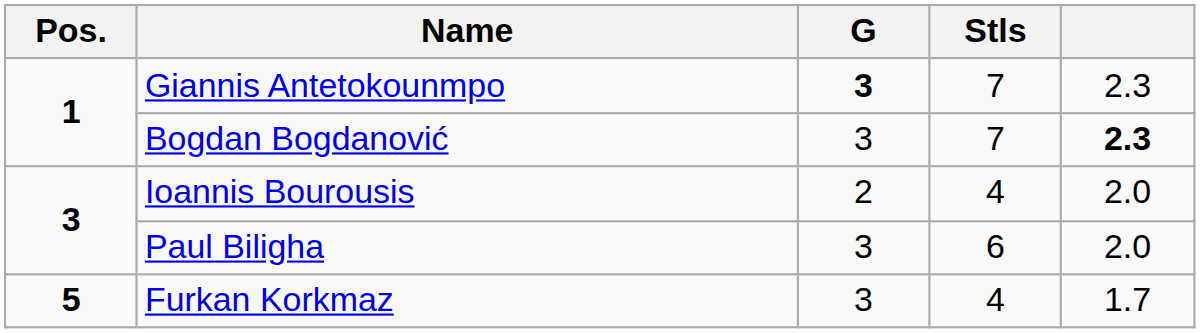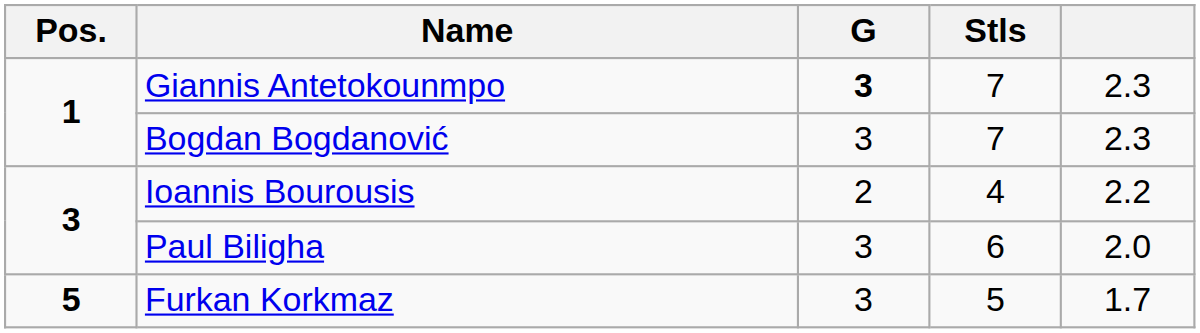(1128, 138) bold -> (1128, 138) normal
(1128, 192) 2.0 -> (1128, 192) 2.2
(995, 300) 4 -> (995, 300) 5
